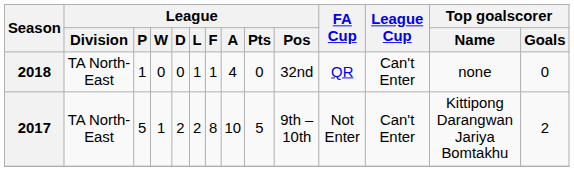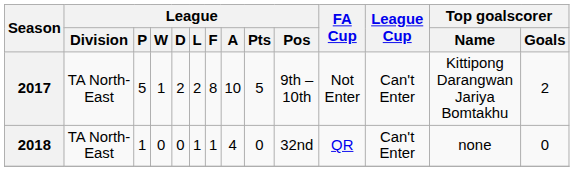rows swapped: (34, 128) <-> (34, 71)
